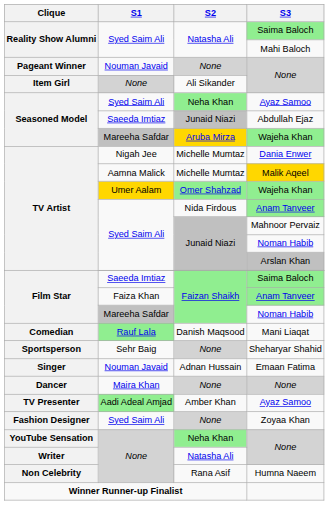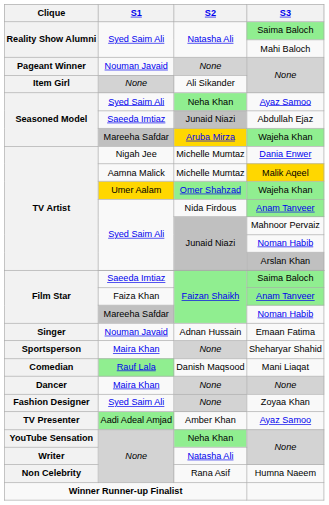rows swapped: (51, 367) <-> (51, 331)
(136, 349) Sehr Baig -> (136, 349) Maira Khan
rows swapped: (51, 402) <-> (51, 420)
